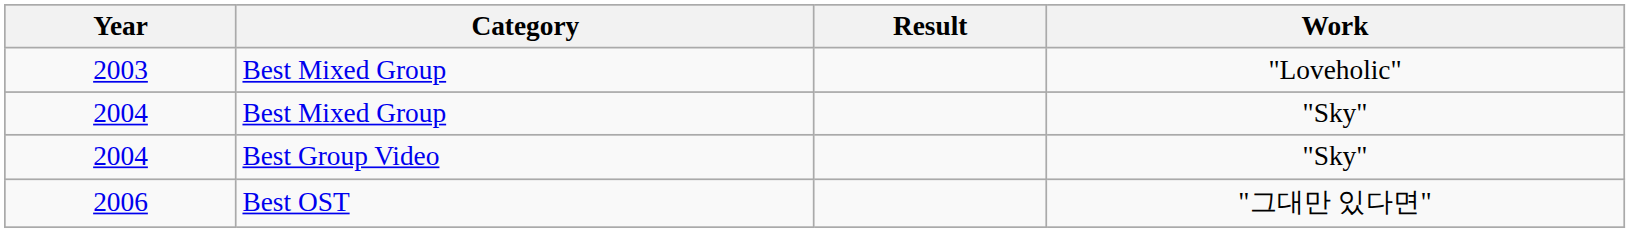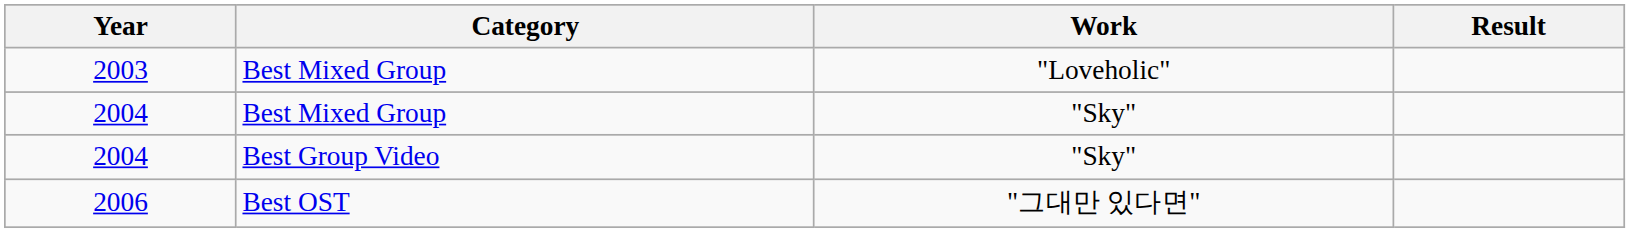columns swapped: (1335, 26) <-> (930, 26)
